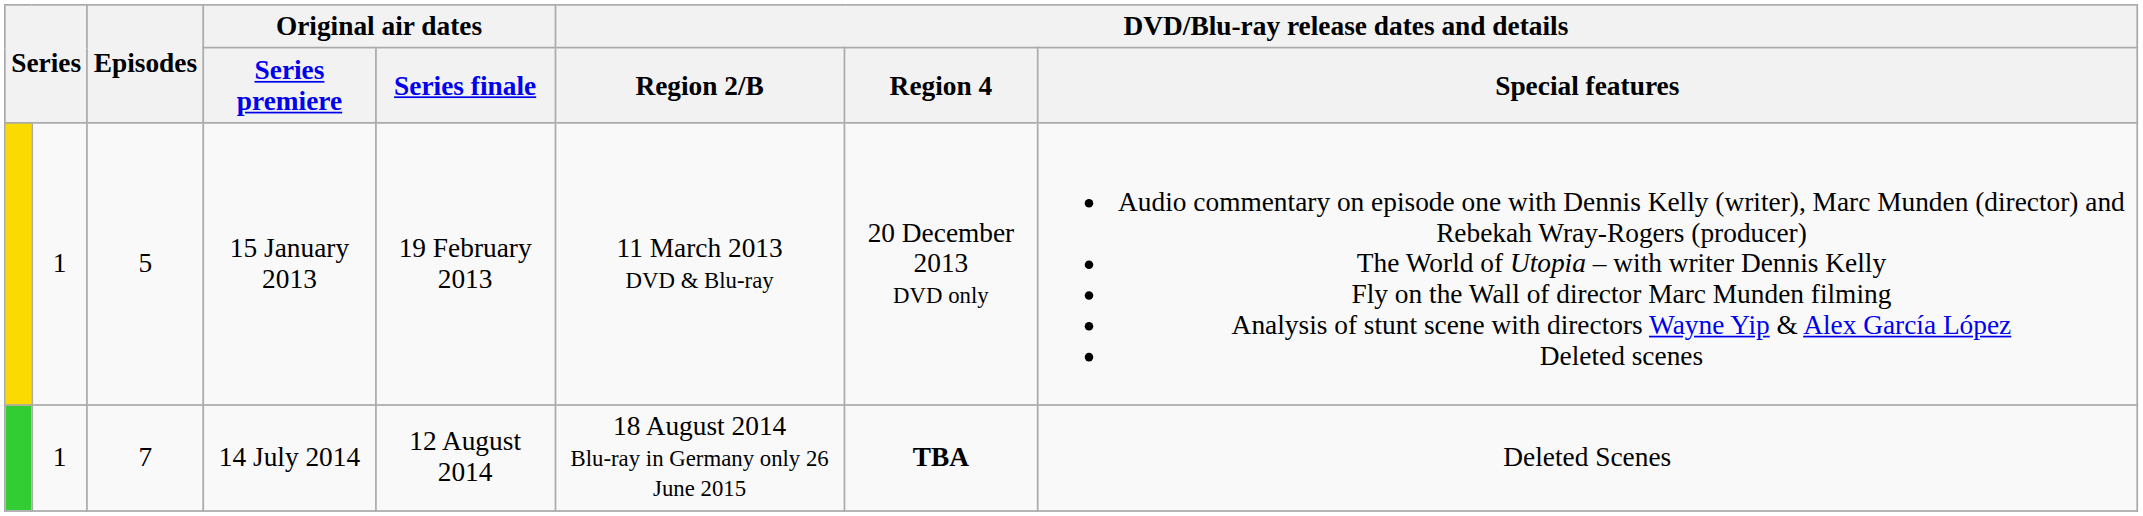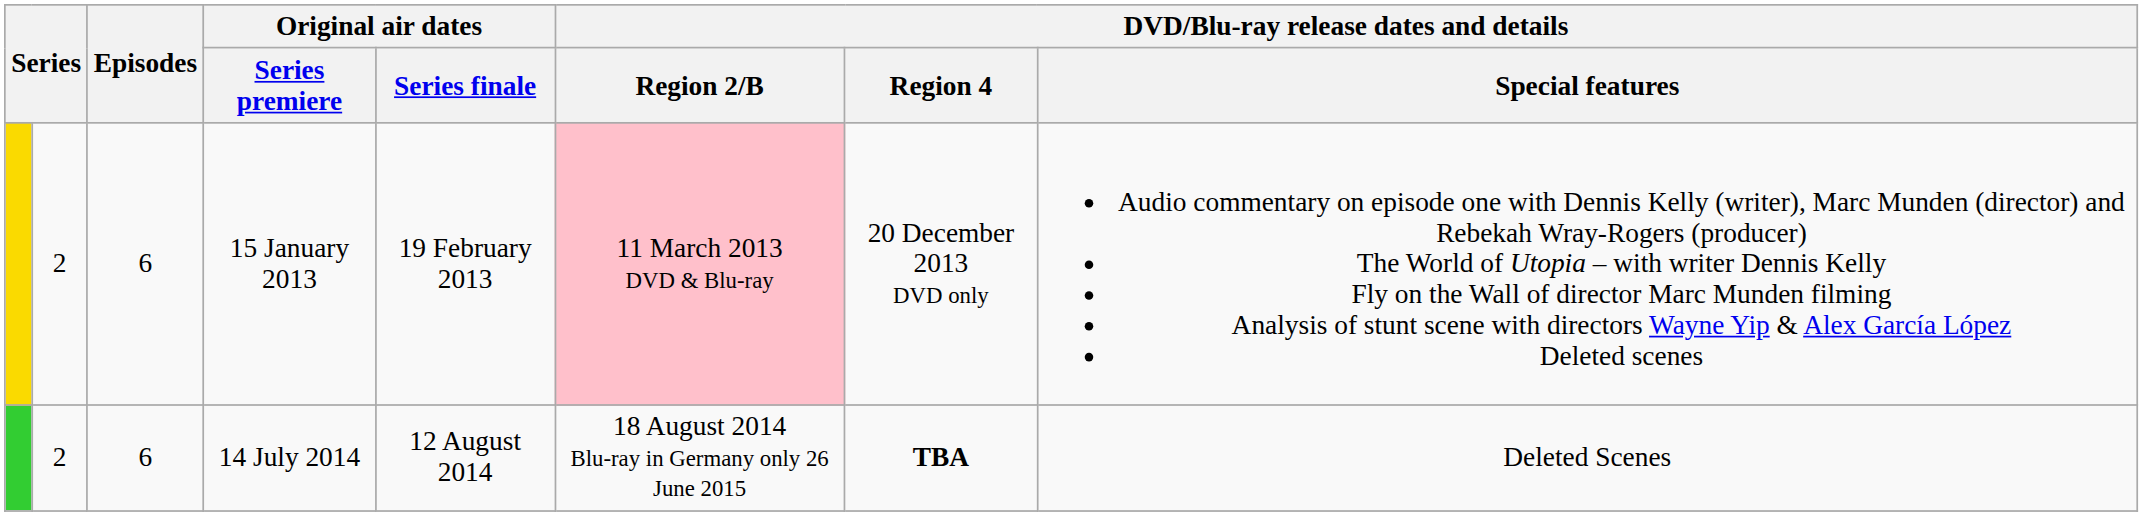(59, 263) 1 -> (59, 263) 2
(145, 263) 5 -> (145, 263) 6
(700, 263) no background -> (700, 263) pink background
(59, 457) 1 -> (59, 457) 2
(145, 457) 7 -> (145, 457) 6
